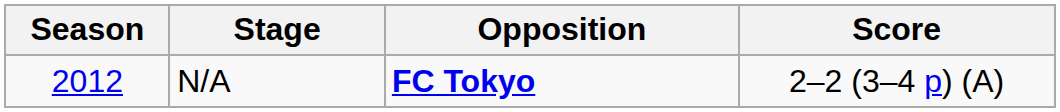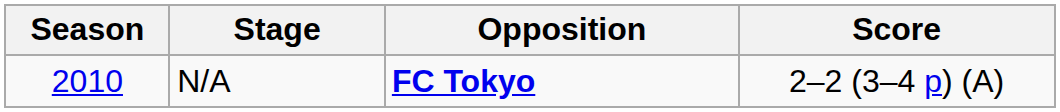(87, 80) 2012 -> (87, 80) 2010
